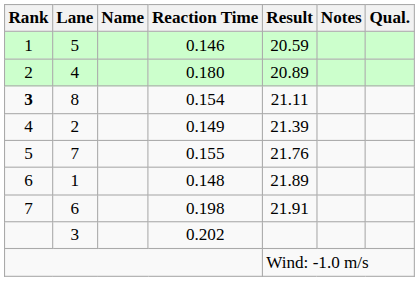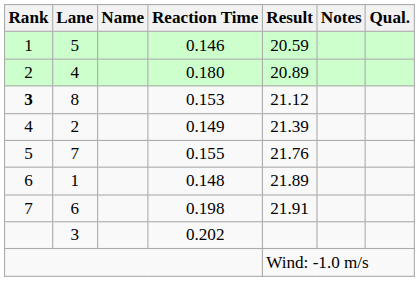(205, 99) 0.154 -> (205, 99) 0.153
(290, 99) 21.11 -> (290, 99) 21.12
